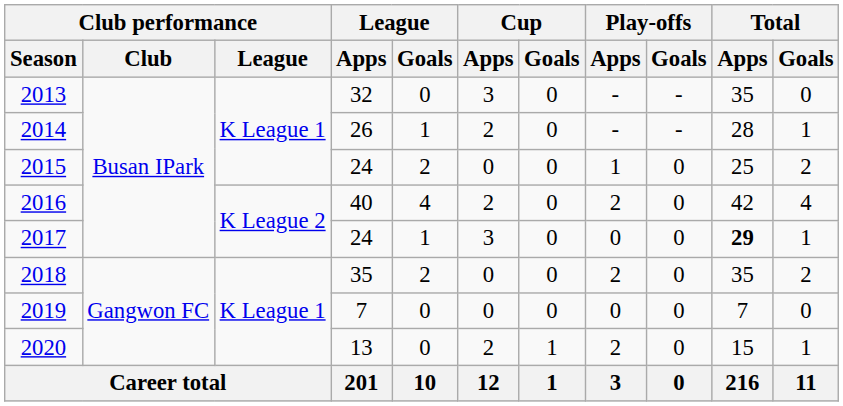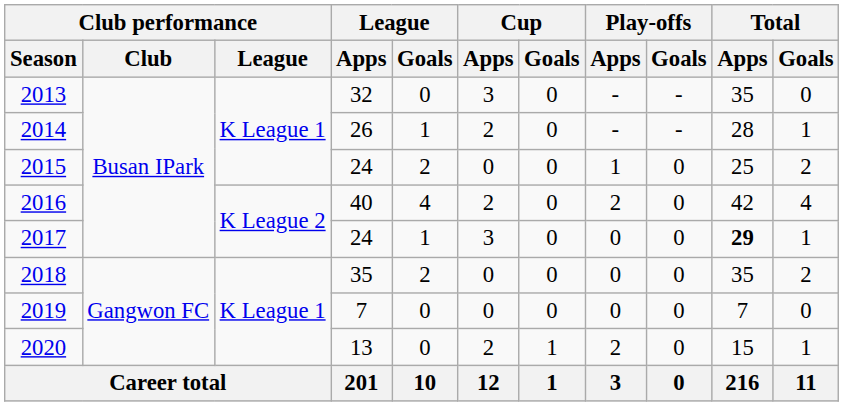(615, 274) 2 -> (615, 274) 0
